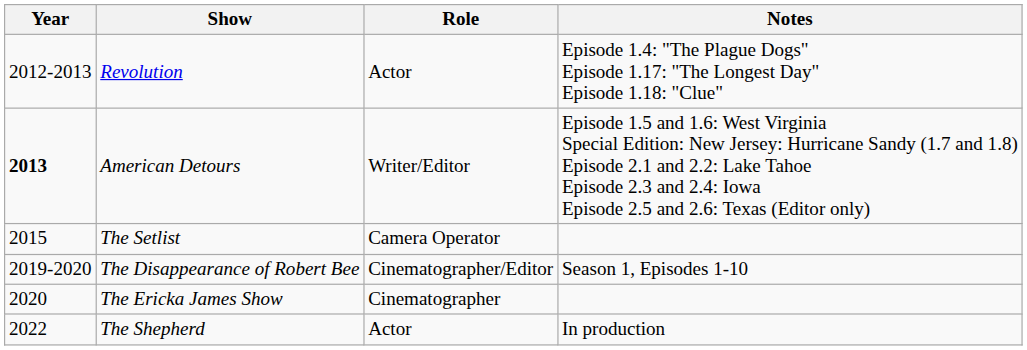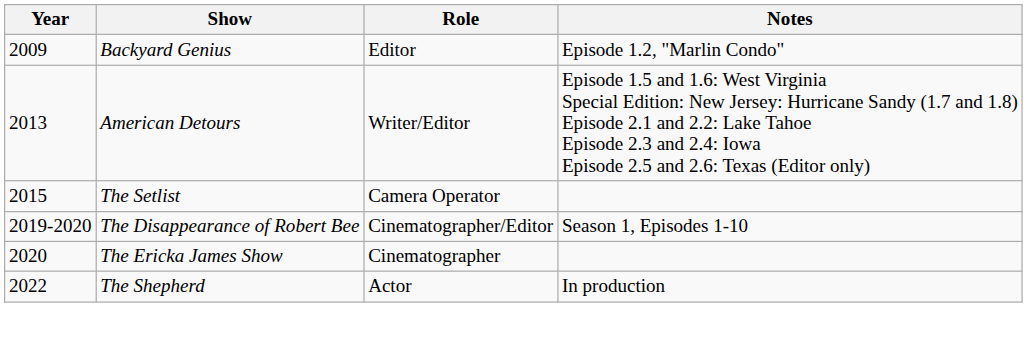+ row: (166, 49)
- row: (142, 71)
(28, 165) bold -> (28, 122) normal
